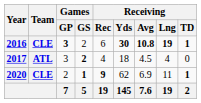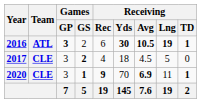(43, 43) CLE -> (43, 43) ATL
(145, 43) 10.8 -> (145, 43) 10.5
(43, 59) ATL -> (43, 59) CLE
(167, 59) 4 -> (167, 59) 5
(66, 75) 2 -> (66, 75) 3
(124, 75) 62 -> (124, 75) 70
(145, 75) normal -> (145, 75) bold
